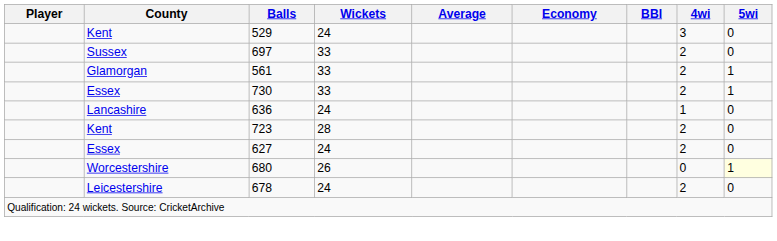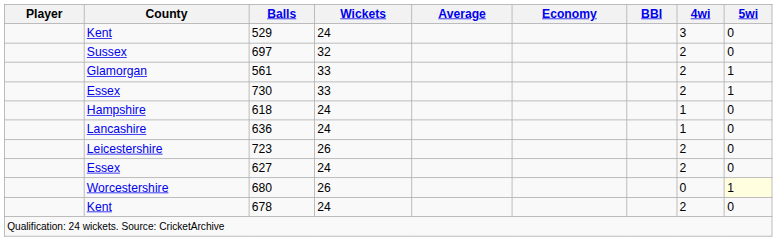(324, 52) 33 -> (324, 52) 32
+ row: (262, 110)
(99, 129) Kent -> (125, 149) Leicestershire
(324, 129) 28 -> (324, 149) 26
(125, 187) Leicestershire -> (99, 206) Kent
